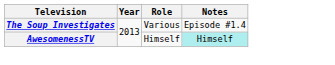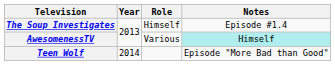(162, 25) Various -> (162, 25) Himself
(162, 39) Himself -> (162, 39) Various
+ row: (61, 53)
